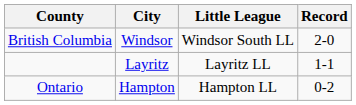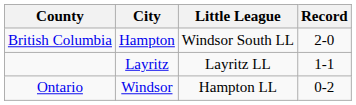(147, 40) Windsor -> (147, 40) Hampton
(147, 87) Hampton -> (147, 87) Windsor
